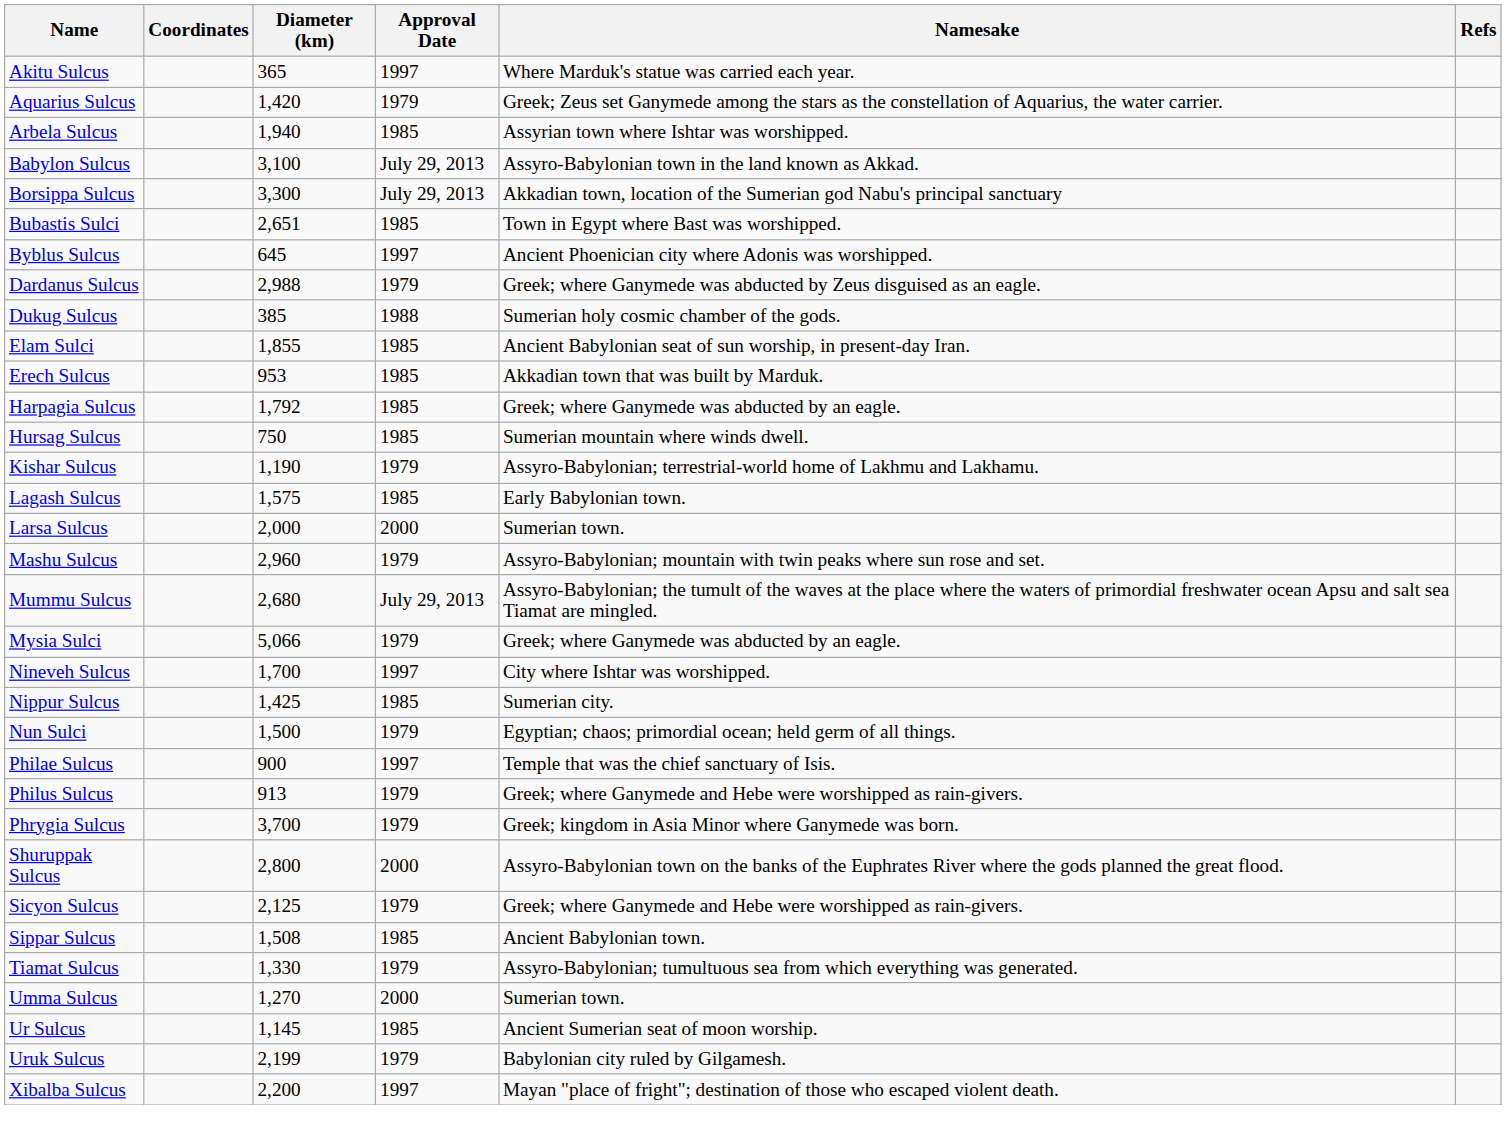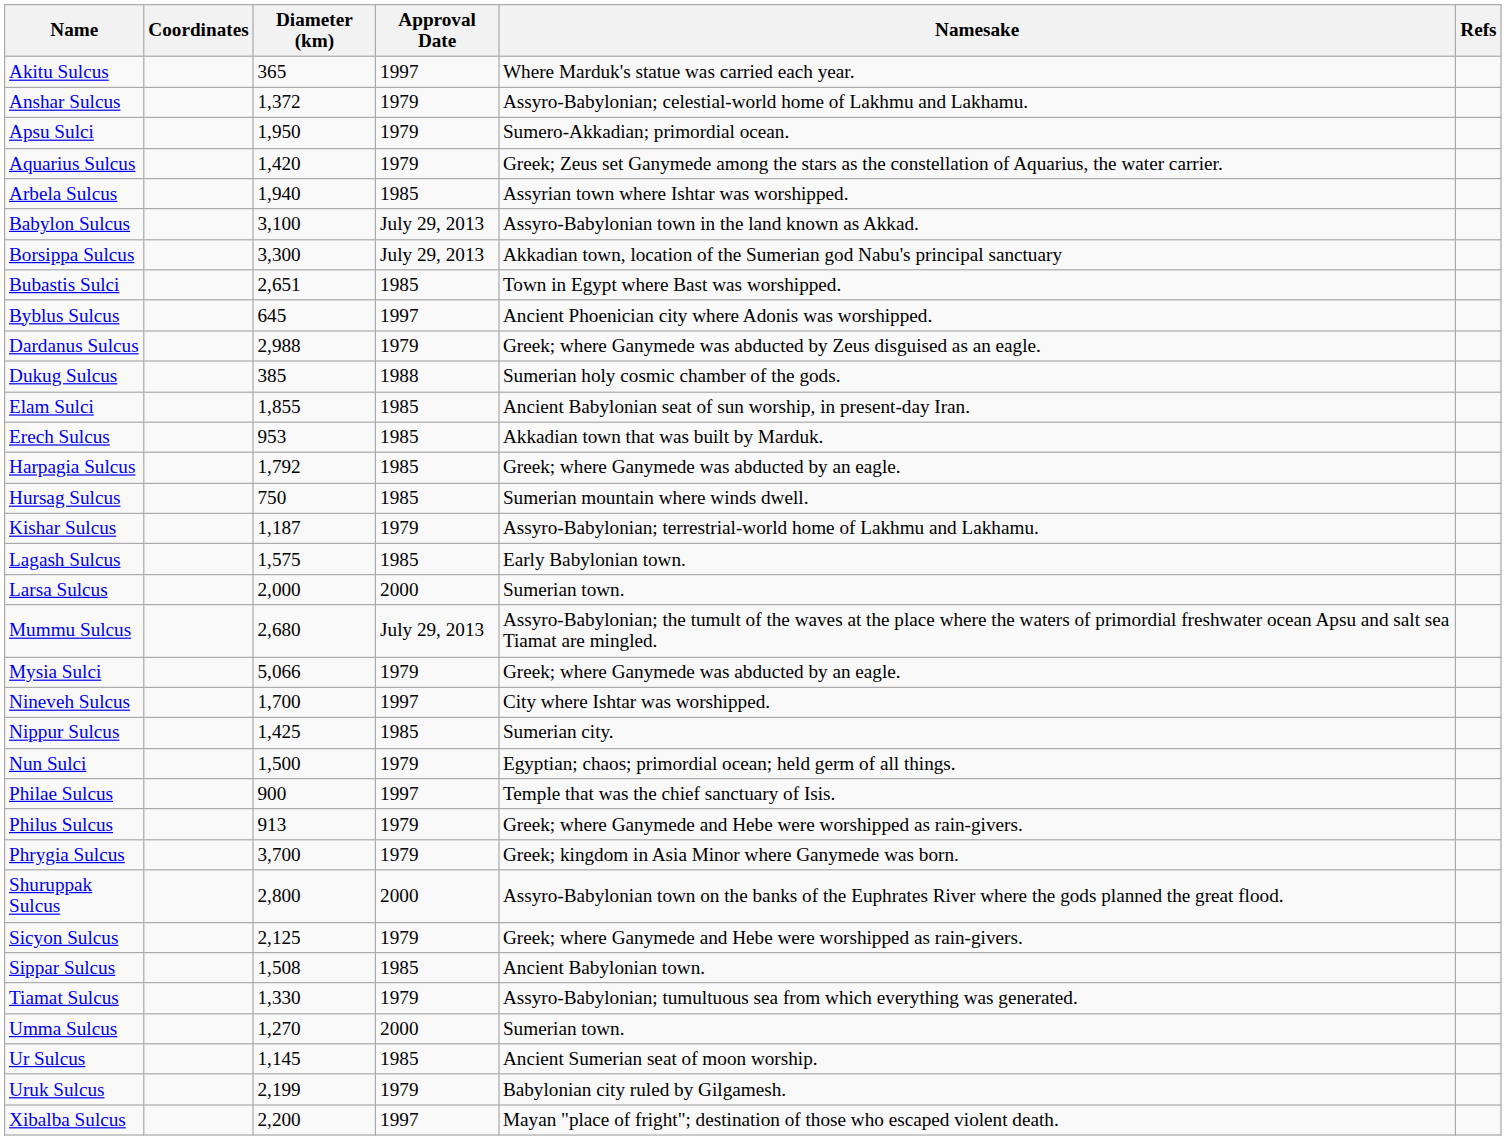+ row: (65, 102)
+ row: (51, 132)
(279, 467) 1,190 -> (279, 528) 1,187
- row: (63, 558)
